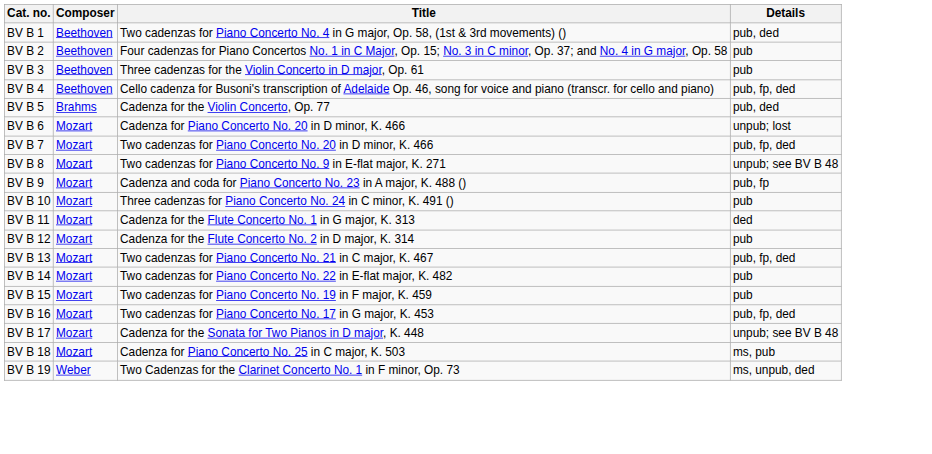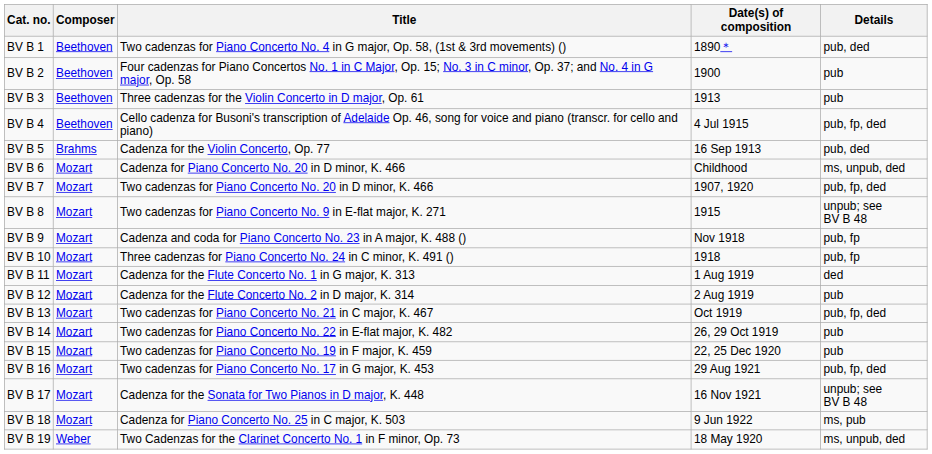+ column: (756, 20)
(762, 126) unpub; lost -> (864, 168) ms, unpub, ded
(743, 201) pub -> (842, 257) pub, fp
